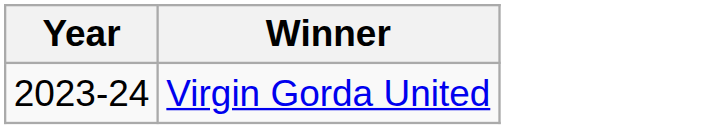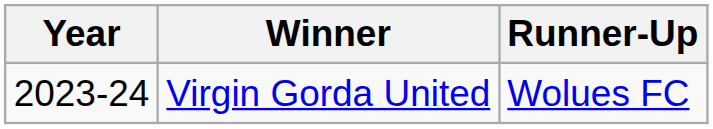+ column: (603, 33)
